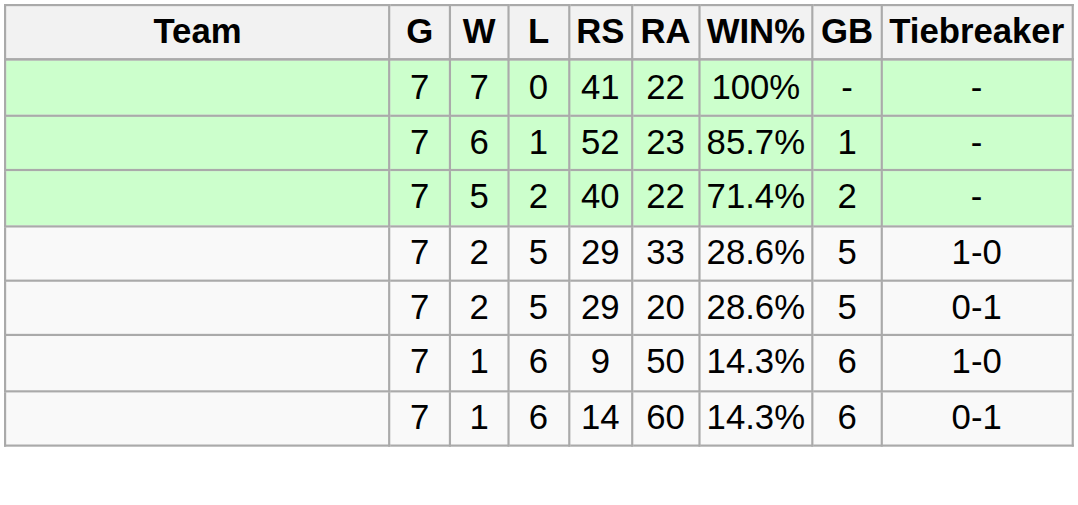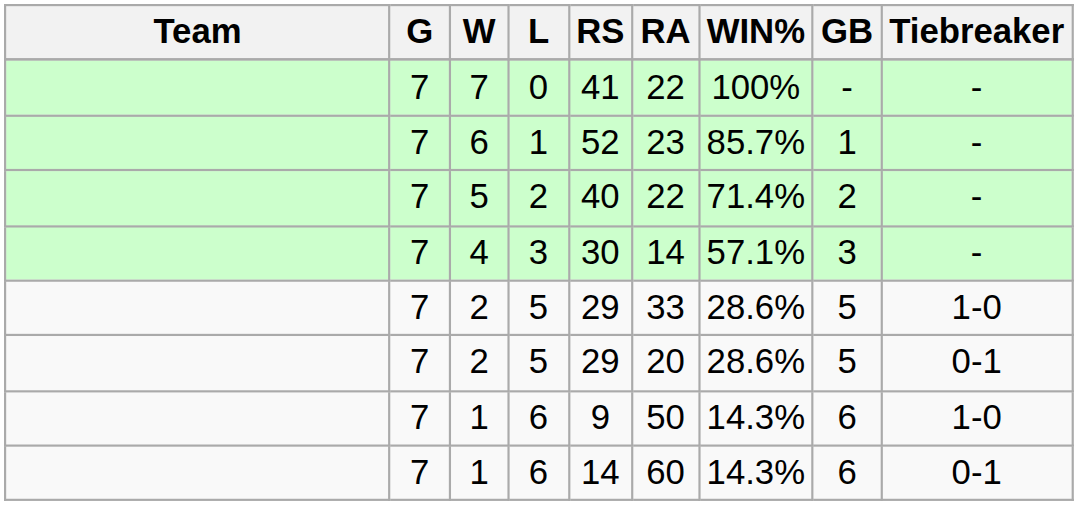+ row: (479, 252)
